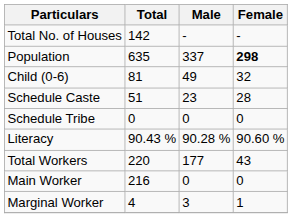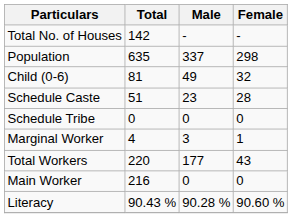(247, 56) bold -> (247, 56) normal
rows swapped: (30, 139) <-> (55, 202)
